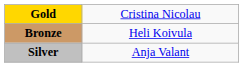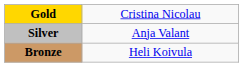rows swapped: (43, 52) <-> (43, 33)
